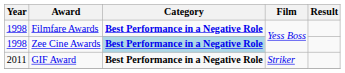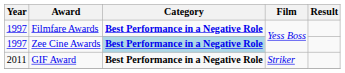(17, 28) 1998 -> (17, 28) 1997
(17, 44) 1998 -> (17, 44) 1997
